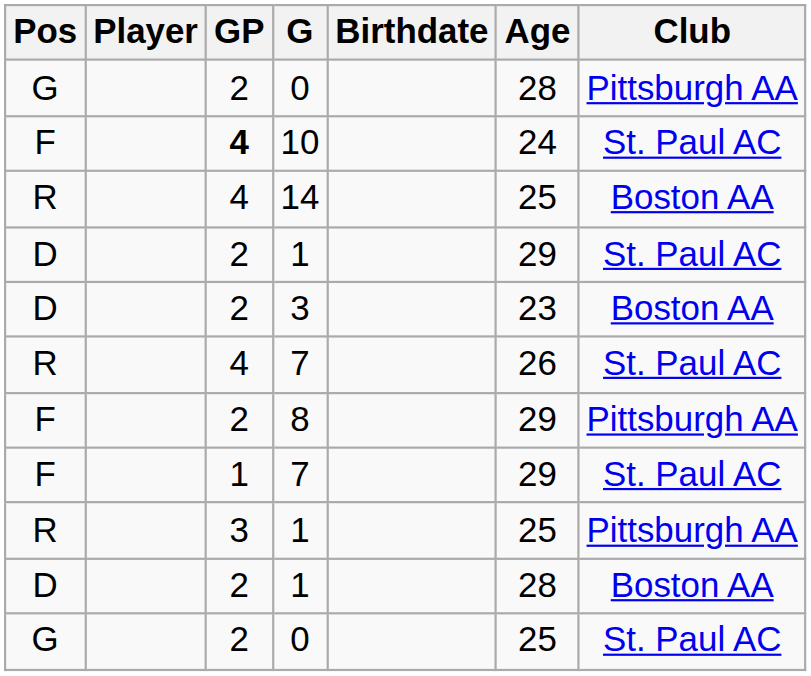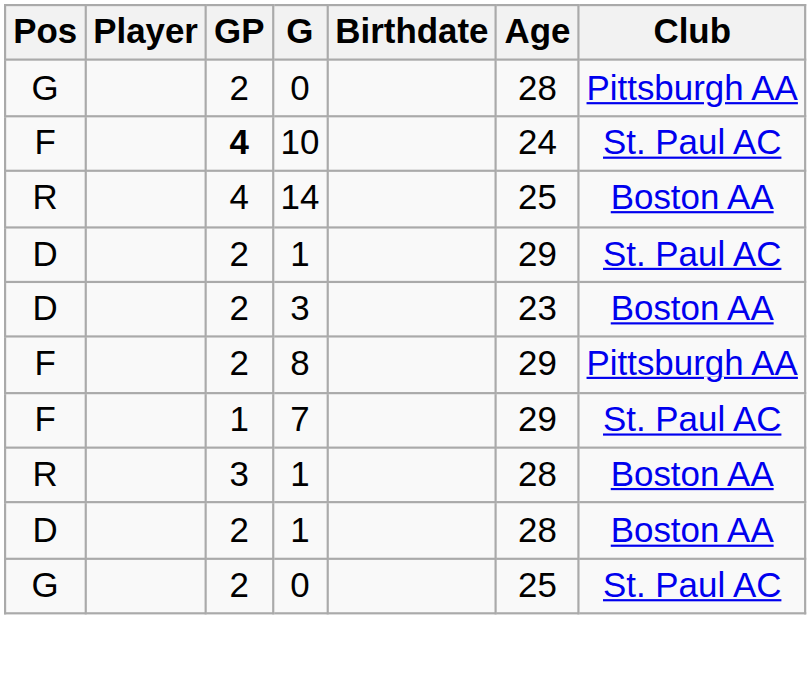- row: (45, 364)
(538, 530) 25 -> (538, 474) 28
(692, 530) Pittsburgh AA -> (692, 474) Boston AA
